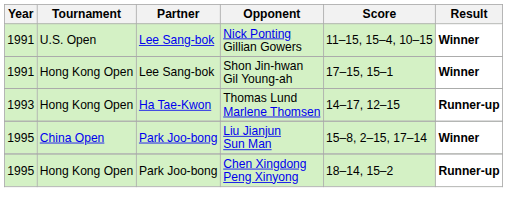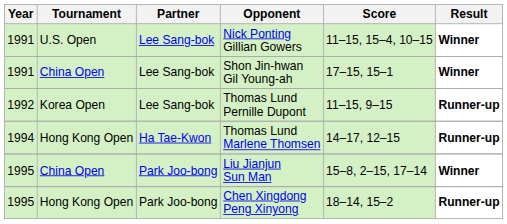(87, 73) Hong Kong Open -> (72, 73) China Open
+ row: (265, 105)
(21, 105) 1993 -> (21, 138) 1994
